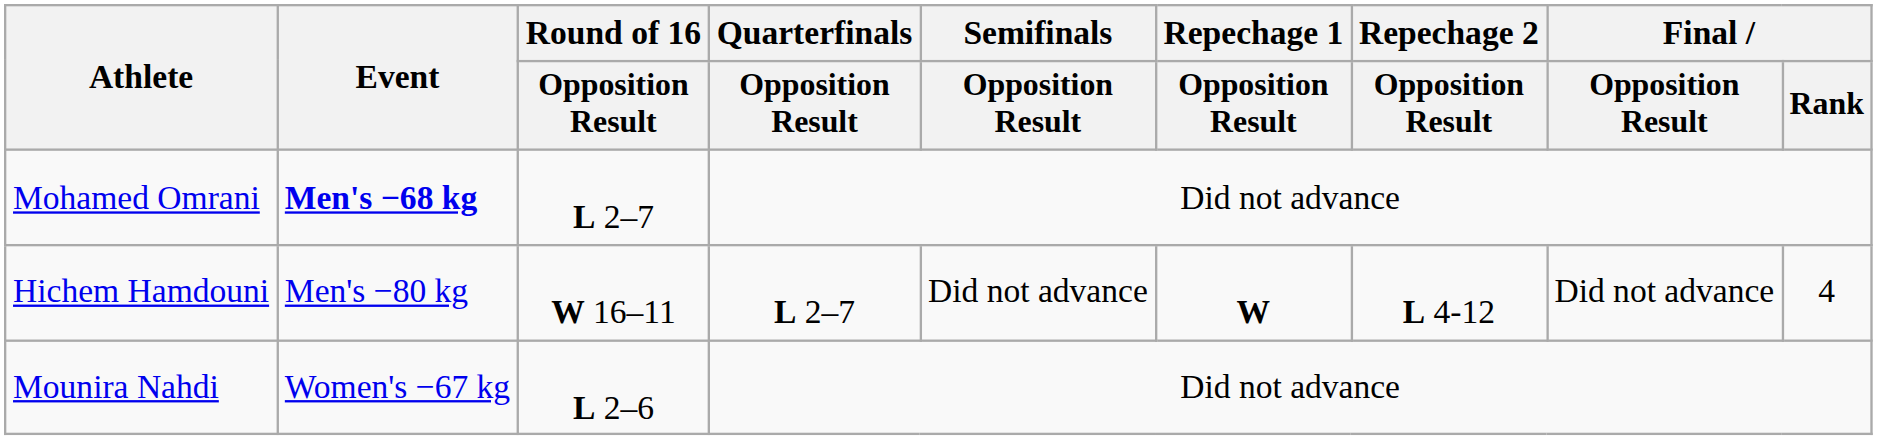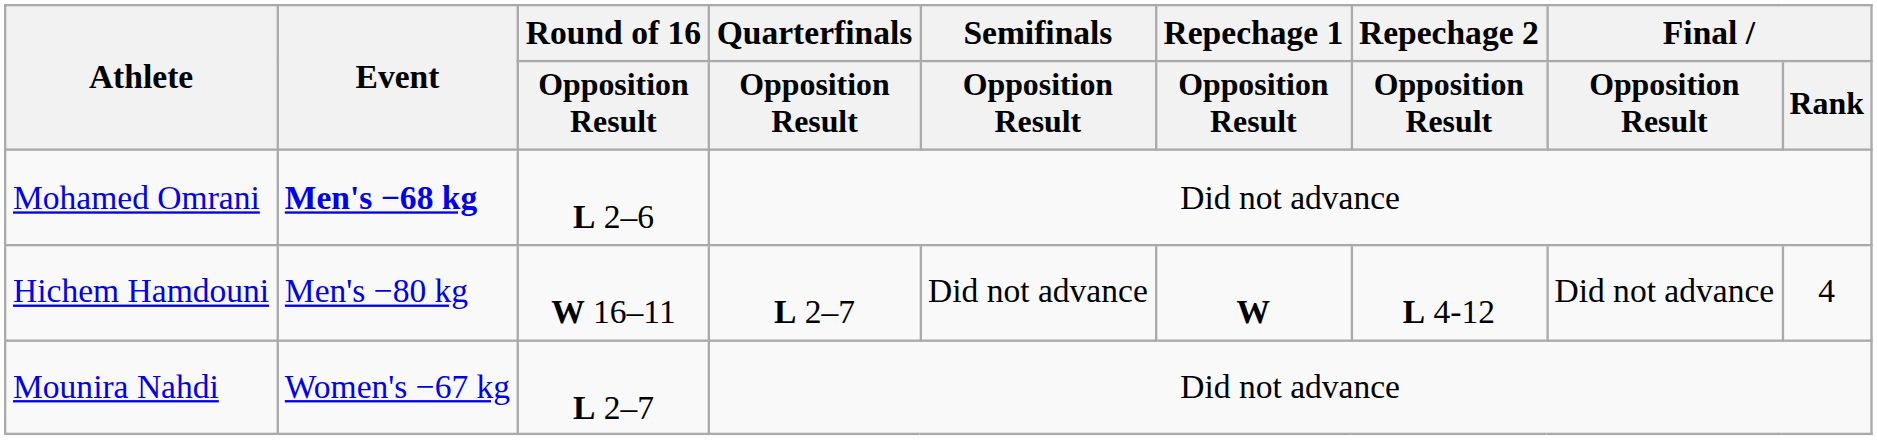(613, 217) L 2–7 -> (613, 217) L 2–6
(613, 407) L 2–6 -> (613, 407) L 2–7
